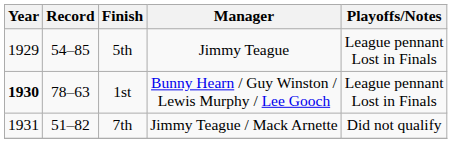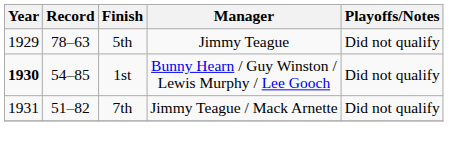(70, 50) 54–85 -> (70, 41) 78–63
(394, 50) League pennant Lost in Finals -> (392, 41) Did not qualify
(70, 92) 78–63 -> (70, 74) 54–85
(394, 92) League pennant Lost in Finals -> (392, 74) Did not qualify
